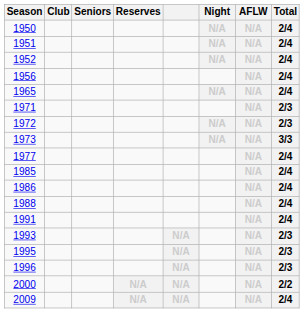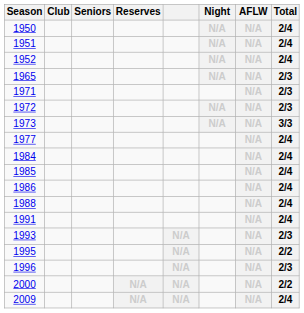- row: (25, 76)
(285, 92) 2/4 -> (285, 76) 2/3
+ row: (25, 156)
(285, 252) 2/3 -> (285, 252) 2/2
